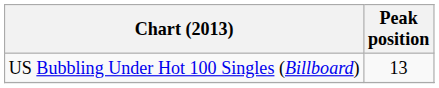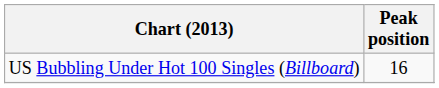(399, 67) 13 -> (399, 67) 16
